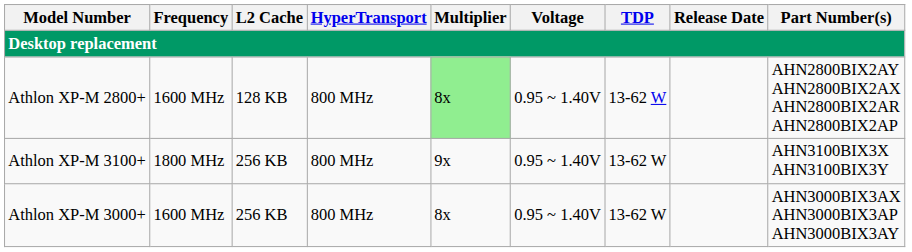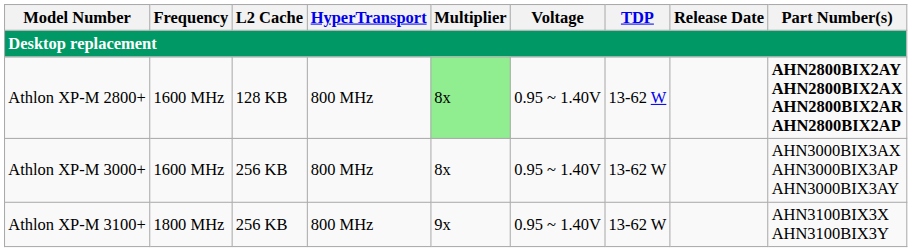(836, 97) normal -> (837, 97) bold
rows swapped: (77, 214) <-> (77, 160)
